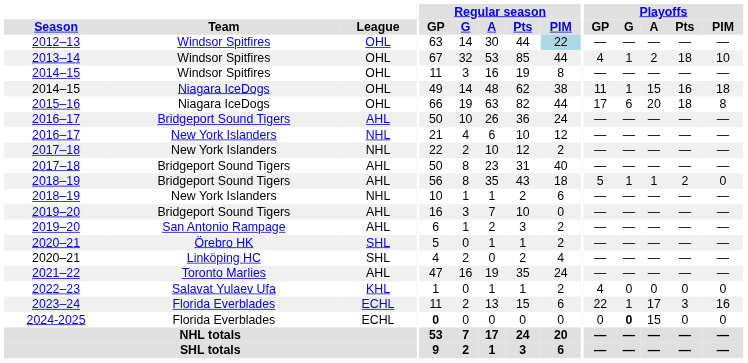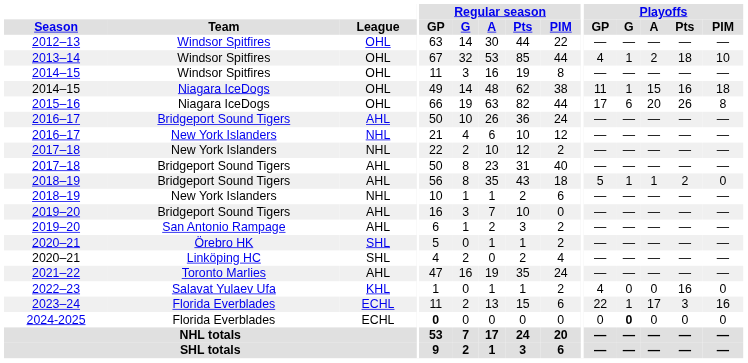(561, 42) lightblue background -> (561, 42) no background
(685, 104) 18 -> (685, 104) 26
(685, 289) 0 -> (685, 289) 16
(654, 319) 15 -> (654, 319) 0
